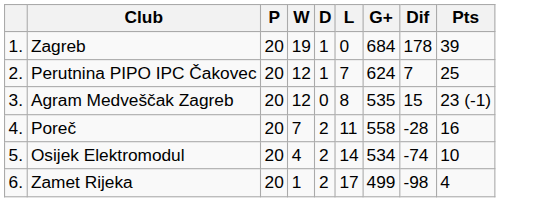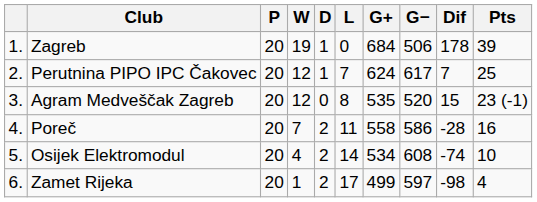+ column: (418, 18)
